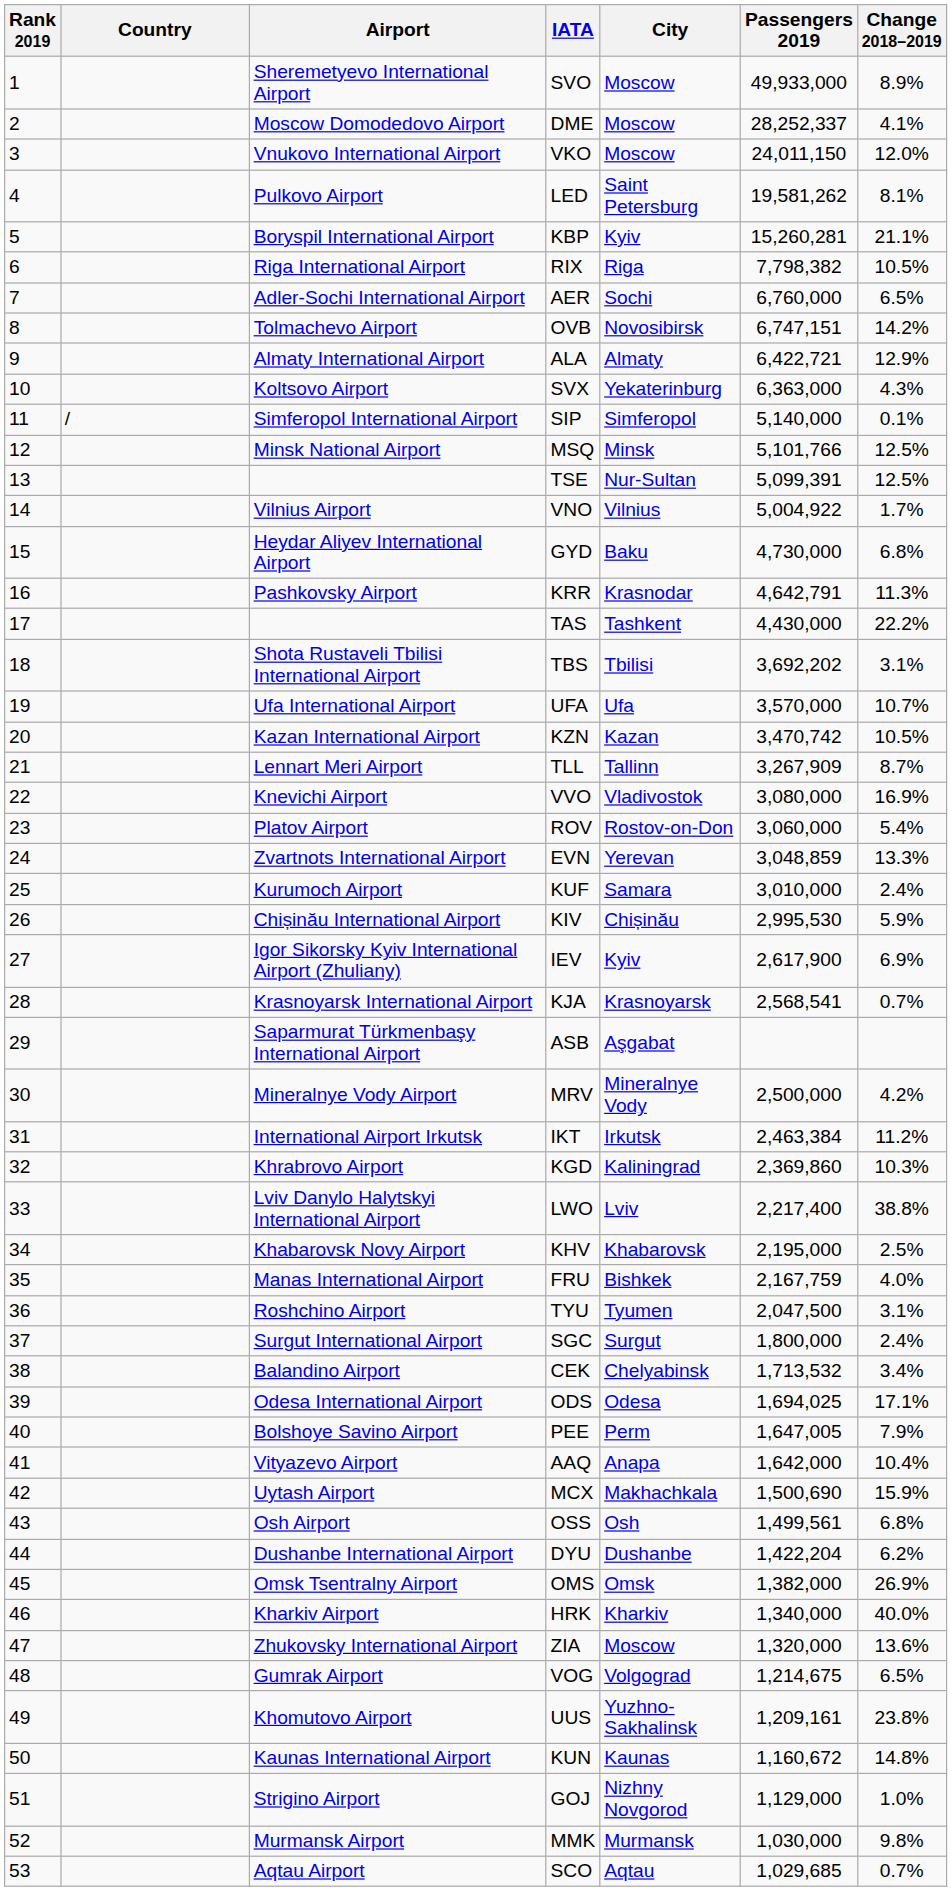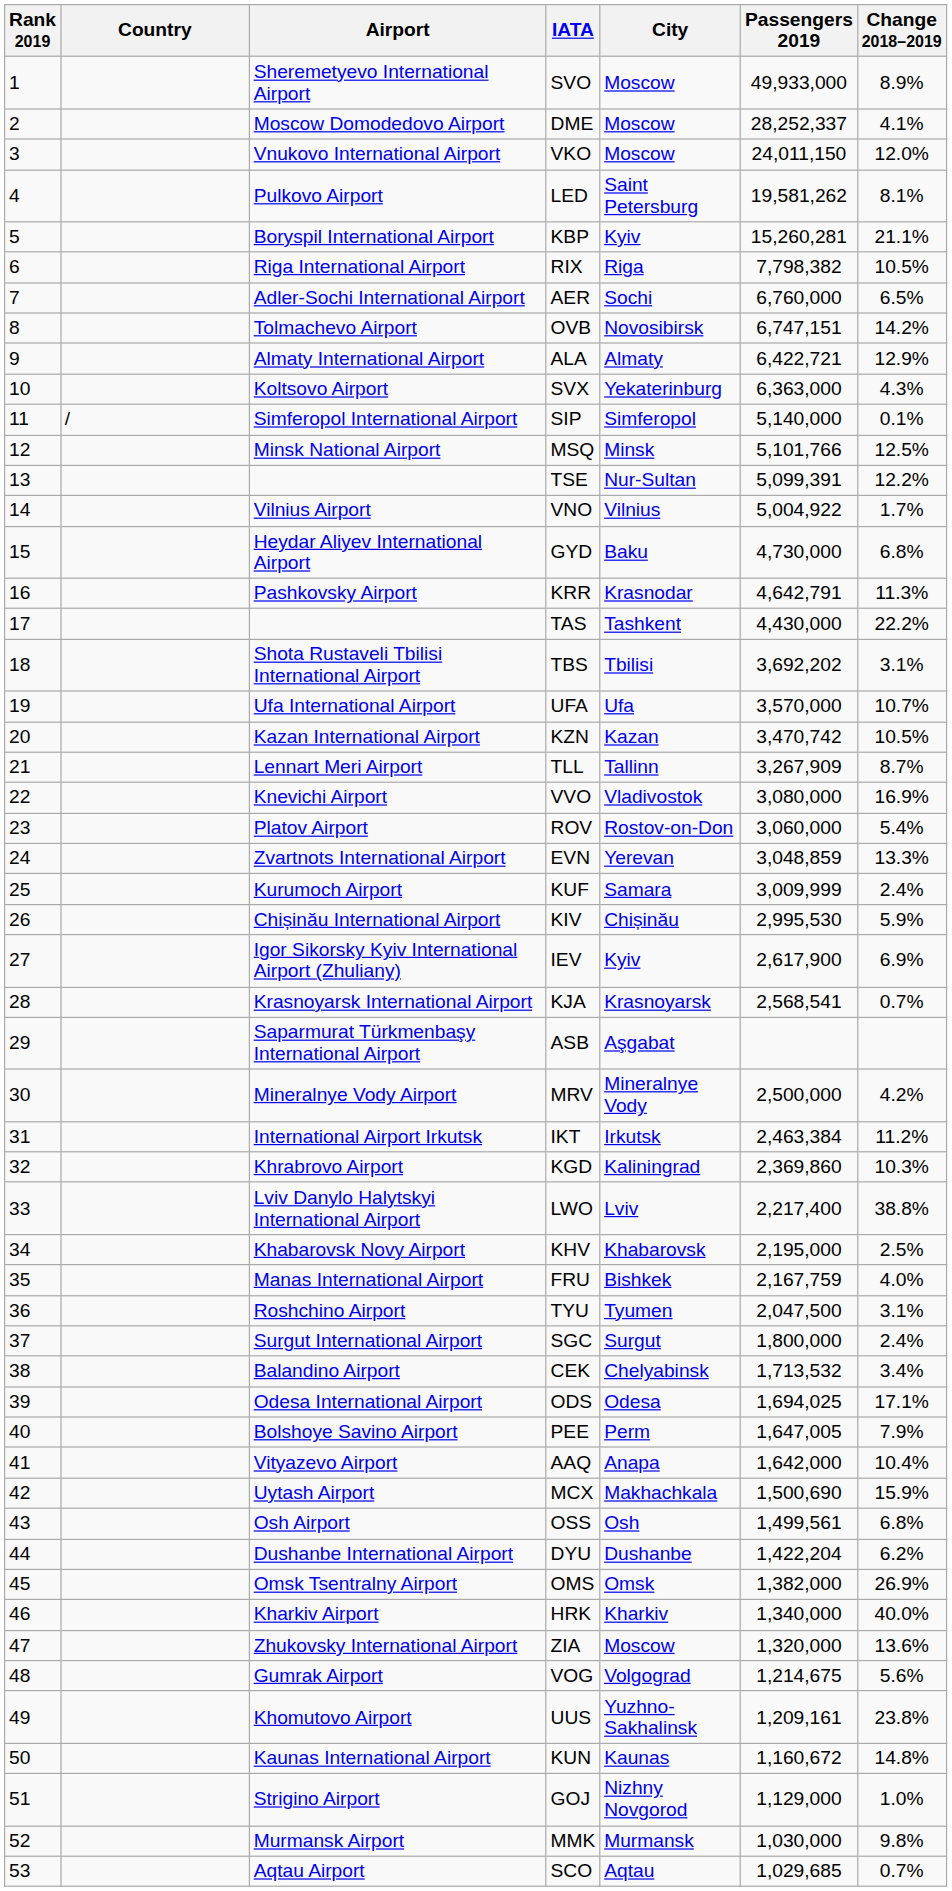(902, 480) 12.5% -> (902, 480) 12.2%
(799, 888) 3,010,000 -> (799, 888) 3,009,999
(902, 1675) 6.5% -> (902, 1675) 5.6%
